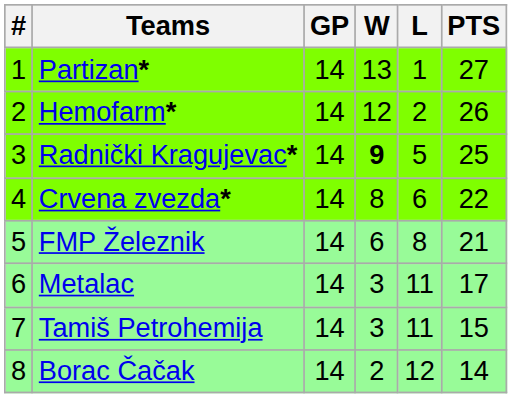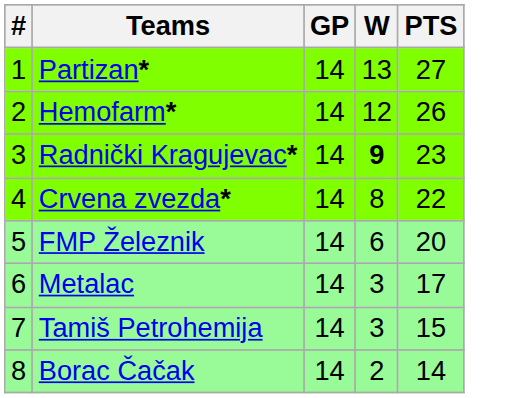- column: (420, 26)
(474, 155) 25 -> (431, 155) 23
(474, 241) 21 -> (431, 241) 20
